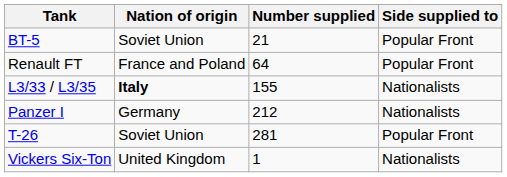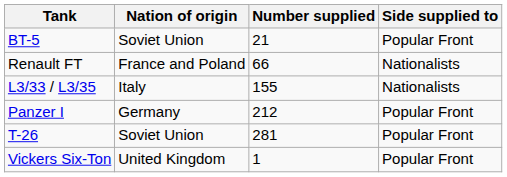(261, 64) 64 -> (261, 64) 66
(428, 64) Popular Front -> (421, 64) Nationalists
(133, 87) bold -> (132, 87) normal
(421, 111) Nationalists -> (428, 111) Popular Front
(421, 159) Nationalists -> (428, 159) Popular Front
